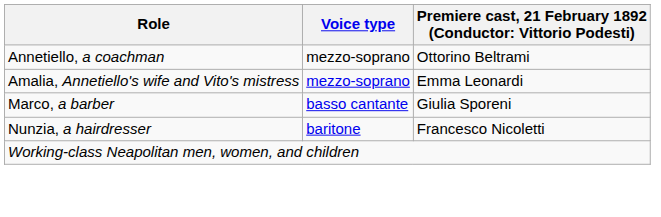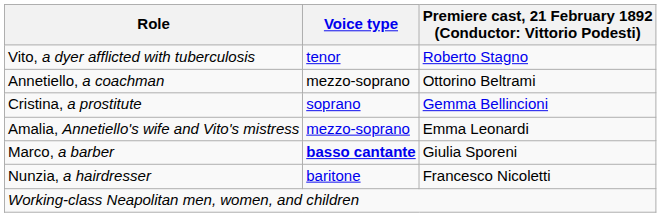+ row: (132, 57)
+ row: (75, 104)
(357, 104) normal -> (361, 152) bold
